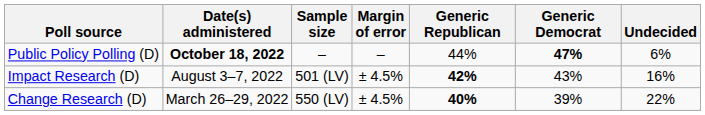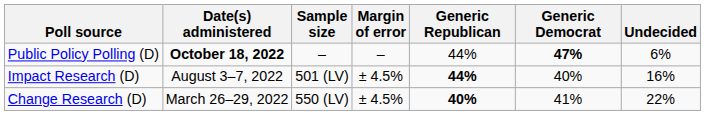(462, 77) 42% -> (462, 77) 44%
(568, 77) 43% -> (568, 77) 40%
(568, 100) 39% -> (568, 100) 41%
